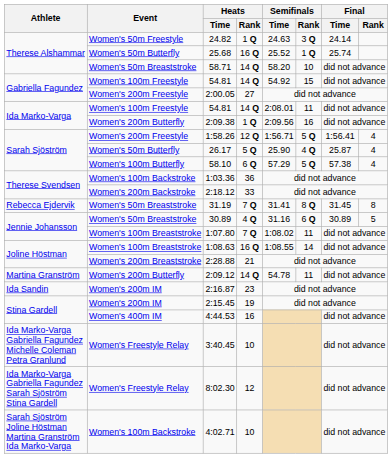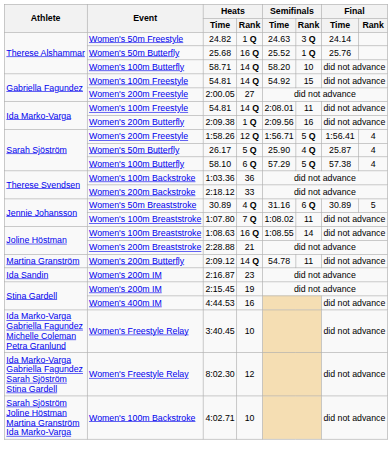(340, 53) 25.74 -> (340, 53) 25.76
(143, 67) Women's 50m Breaststroke -> (137, 67) Women's 100m Butterfly
- row: (41, 206)
